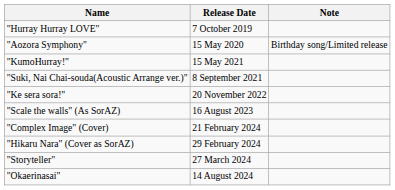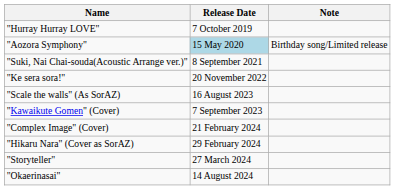(218, 45) no background -> (218, 45) lightblue background
- row: (38, 61)
+ row: (63, 111)
